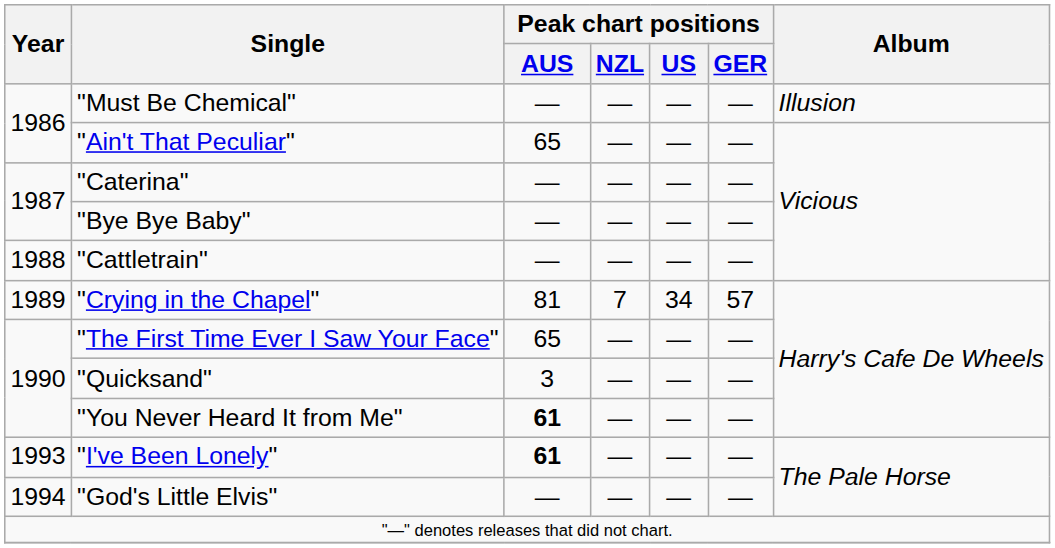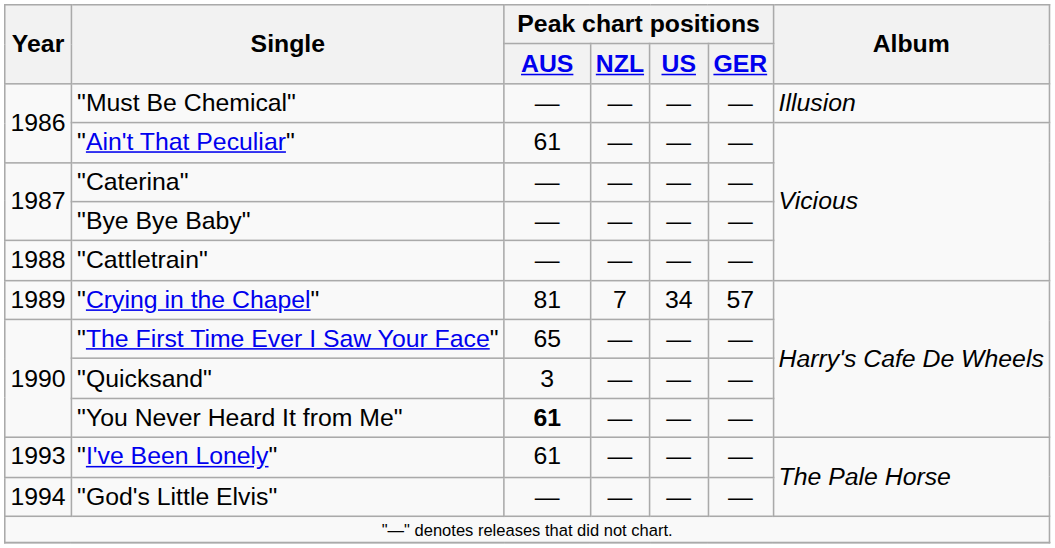(547, 142) 65 -> (547, 142) 61
(547, 456) bold -> (547, 456) normal
